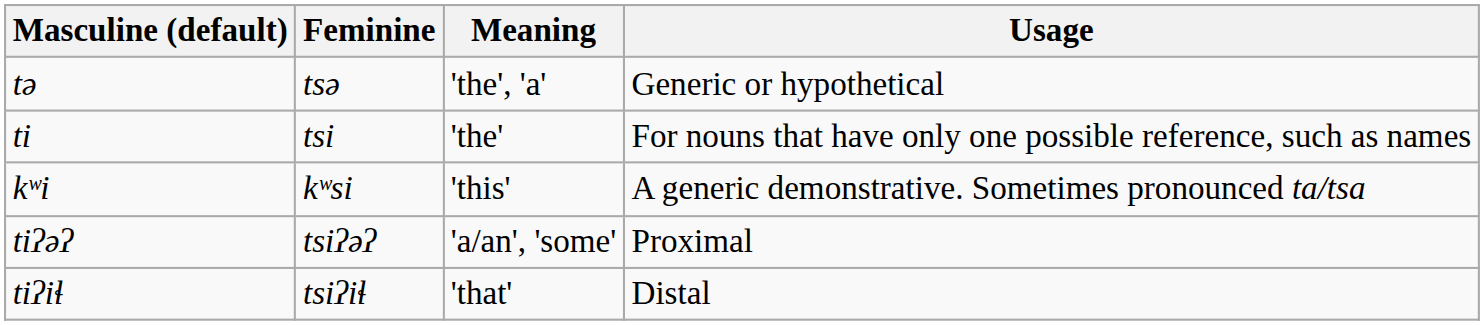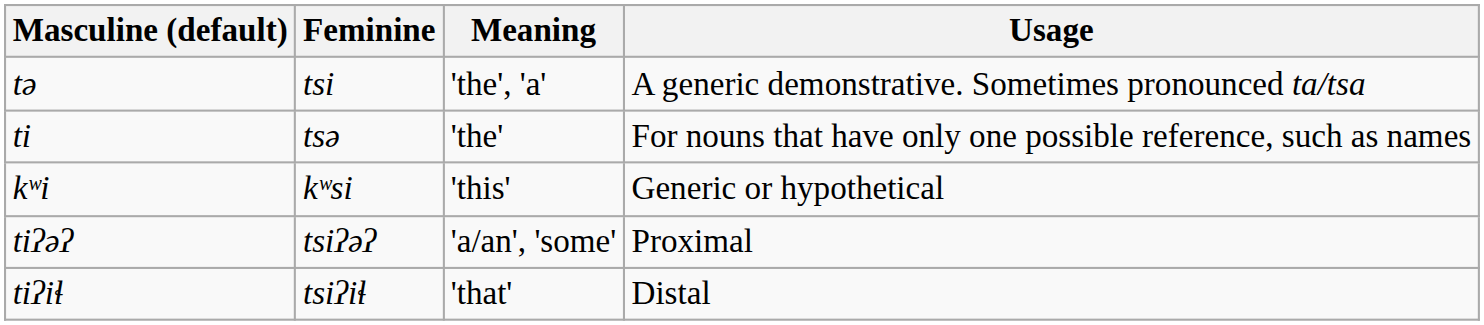(321, 83) tsə -> (319, 83) tsi
(788, 83) Generic or hypothetical -> (999, 83) A generic demonstrative. Sometimes pronounced ta/tsa
(319, 135) tsi -> (321, 135) tsə
(999, 188) A generic demonstrative. Sometimes pronounced ta/tsa -> (788, 188) Generic or hypothetical
